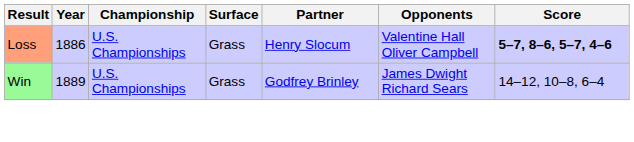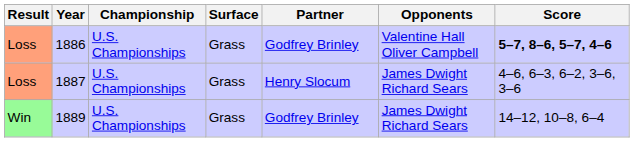(308, 44) Henry Slocum -> (312, 44) Godfrey Brinley
+ row: (71, 81)
